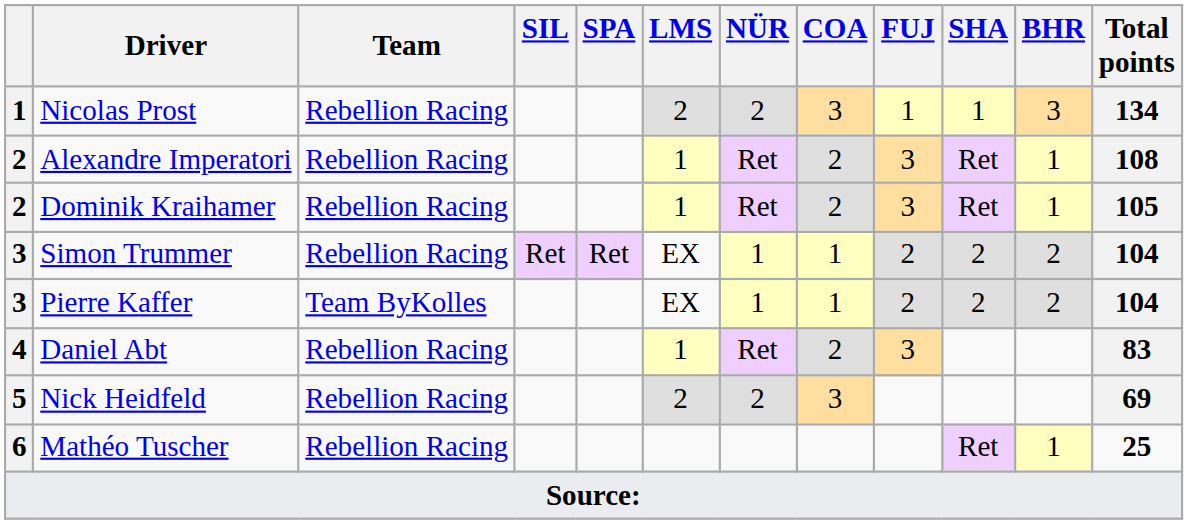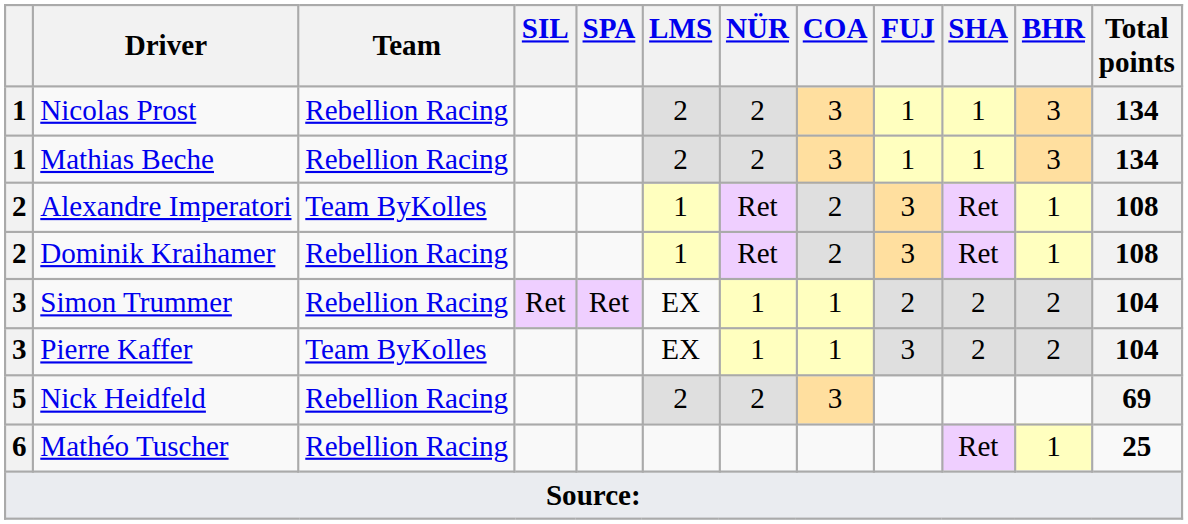+ row: (127, 158)
(407, 158) Rebellion Racing -> (396, 206) Team ByKolles
(1137, 206) 105 -> (1137, 254) 108
(908, 302) 2 -> (908, 350) 3
- row: (104, 350)
